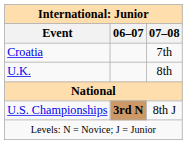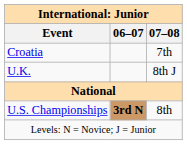(164, 71) 8th -> (164, 71) 8th J
(164, 110) 8th J -> (164, 110) 8th
